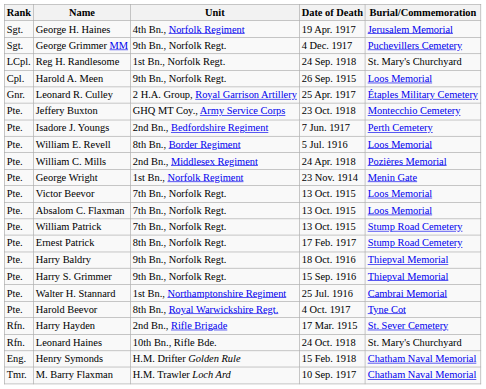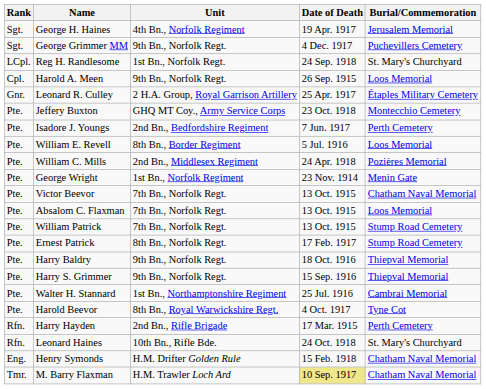(400, 194) Loos Memorial -> (422, 194) Chatham Naval Memorial
(408, 326) St. Sever Cemetery -> (400, 326) Perth Cemetery
(329, 375) no background -> (329, 375) khaki background
